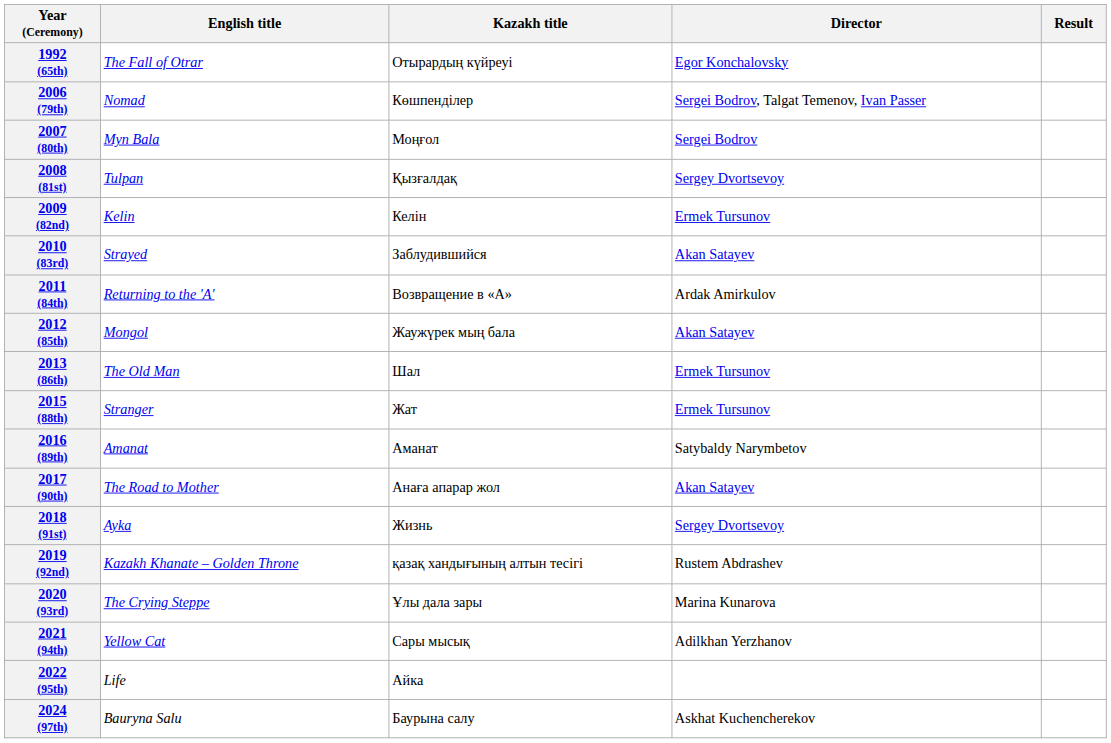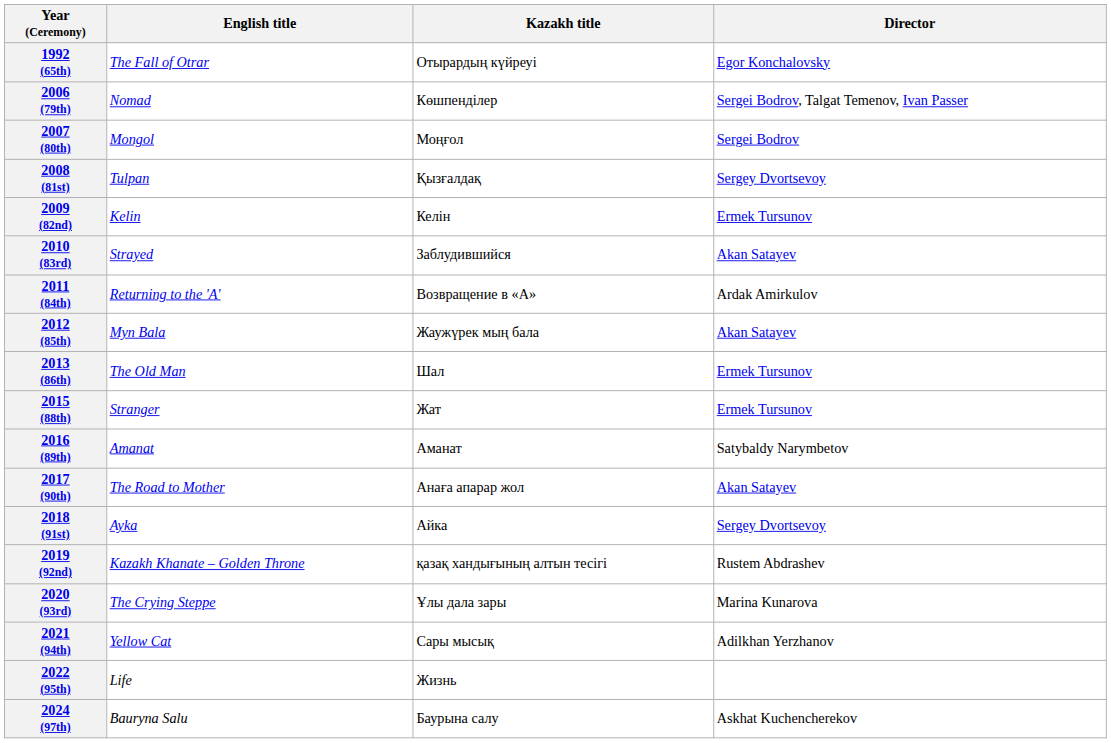- column: (1074, 23)
(132, 139) Myn Bala -> (132, 139) Mongol
(126, 332) Mongol -> (138, 332) Myn Bala
(412, 525) Жизнь -> (432, 525) Айка
(408, 680) Айка -> (436, 680) Жизнь
